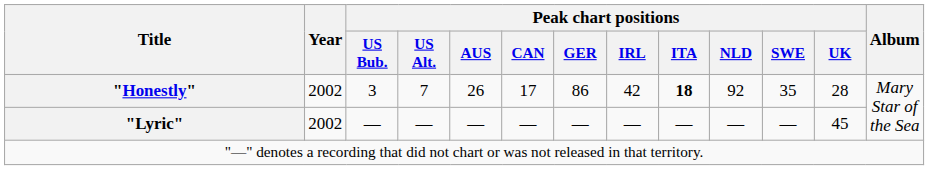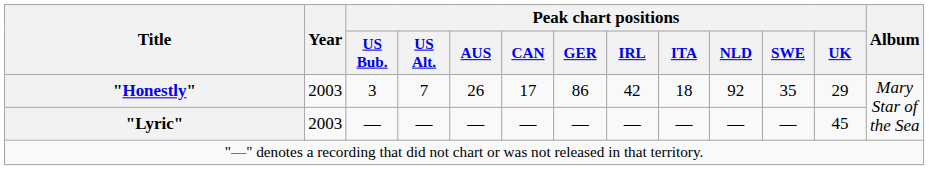(325, 90) 2002 -> (325, 90) 2003
(684, 90) bold -> (684, 90) normal
(840, 90) 28 -> (840, 90) 29
(325, 123) 2002 -> (325, 123) 2003
